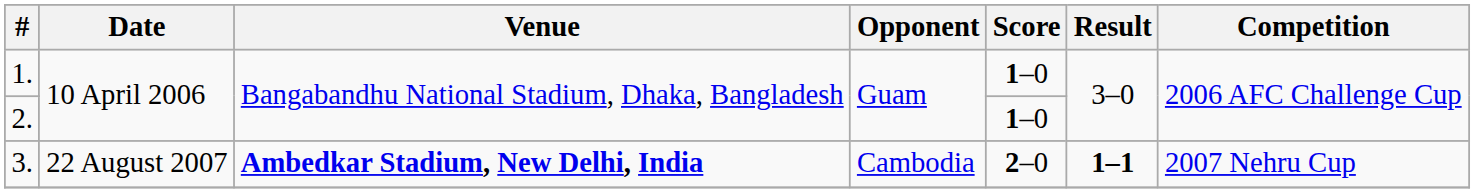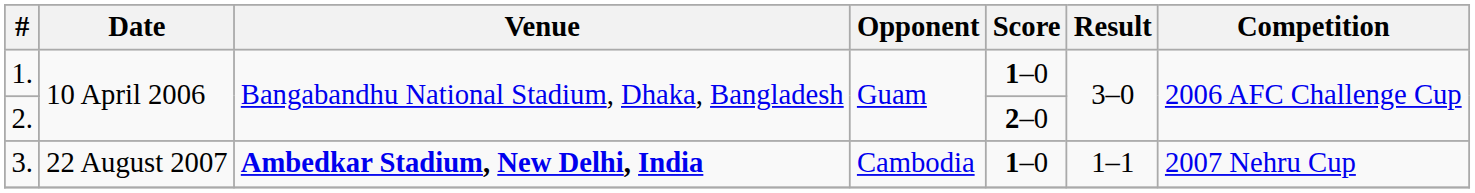(1027, 118) 1–0 -> (1027, 118) 2–0
(1027, 163) 2–0 -> (1027, 163) 1–0
(1113, 163) bold -> (1113, 163) normal
